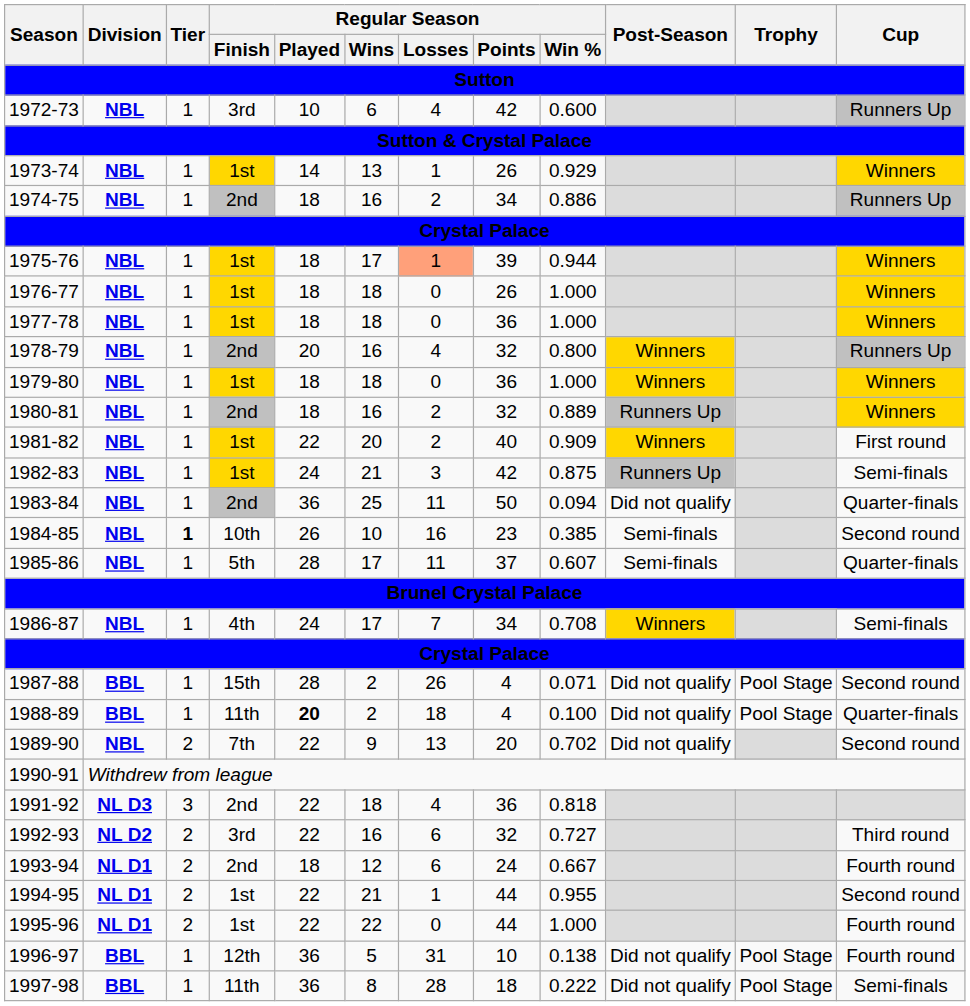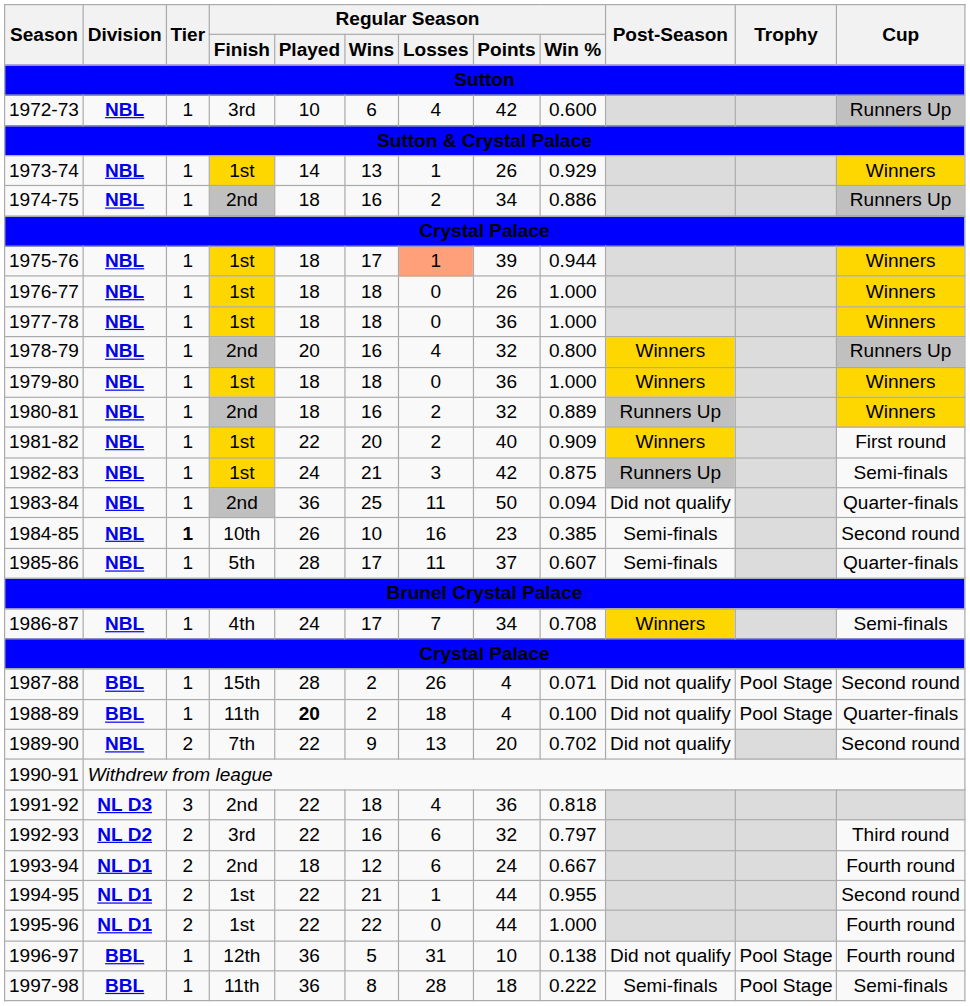(573, 834) 0.727 -> (573, 834) 0.797
(670, 985) Did not qualify -> (670, 985) Semi-finals
